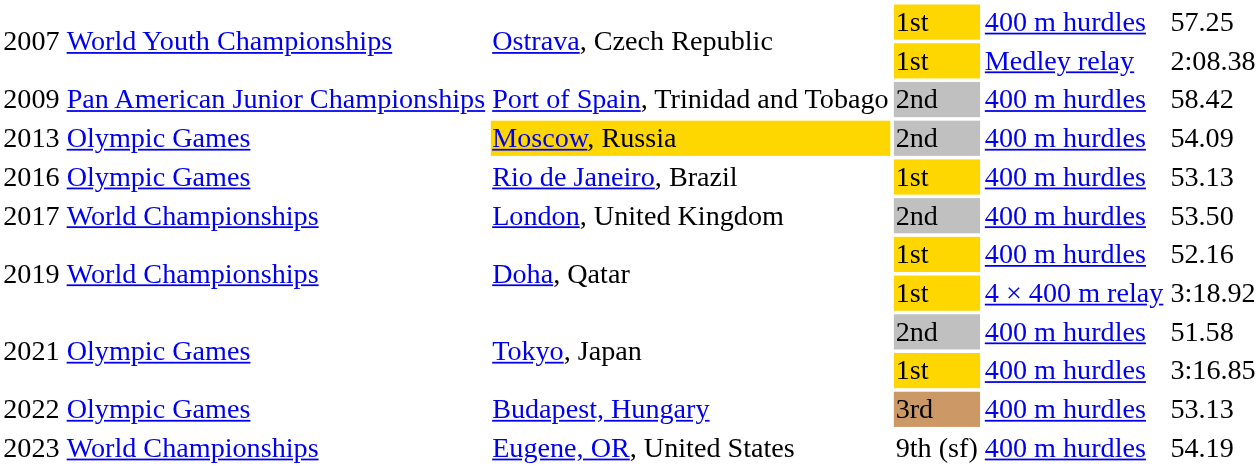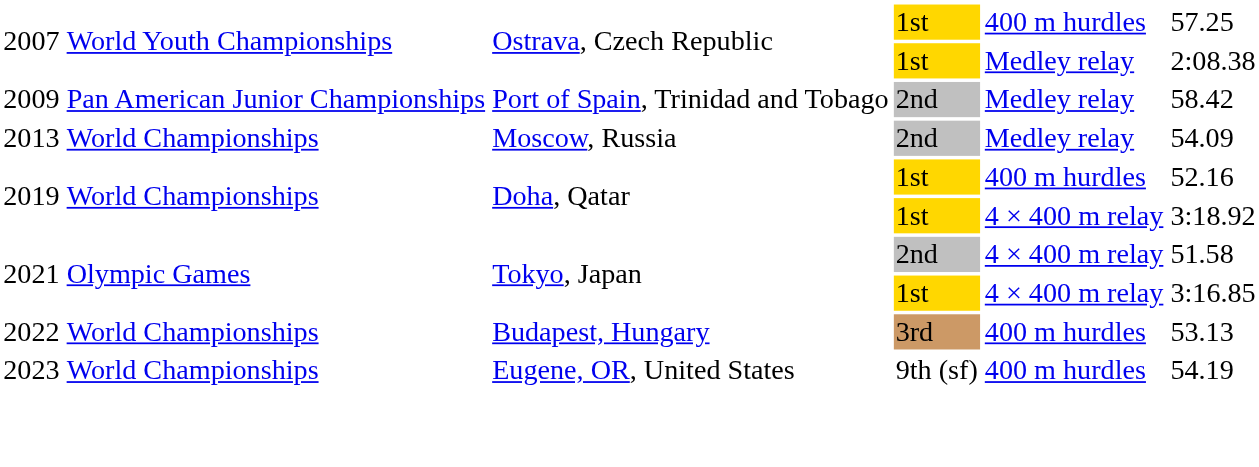(1065, 99) 400 m hurdles -> (1059, 99) Medley relay
(159, 137) Olympic Games -> (193, 137) World Championships
(584, 137) gold background -> (584, 137) no background
(1065, 137) 400 m hurdles -> (1059, 137) Medley relay
- row: (31, 176)
- row: (31, 215)
(1065, 331) 400 m hurdles -> (1074, 254) 4 × 400 m relay
(1065, 370) 400 m hurdles -> (1074, 292) 4 × 400 m relay
(159, 408) Olympic Games -> (193, 331) World Championships
